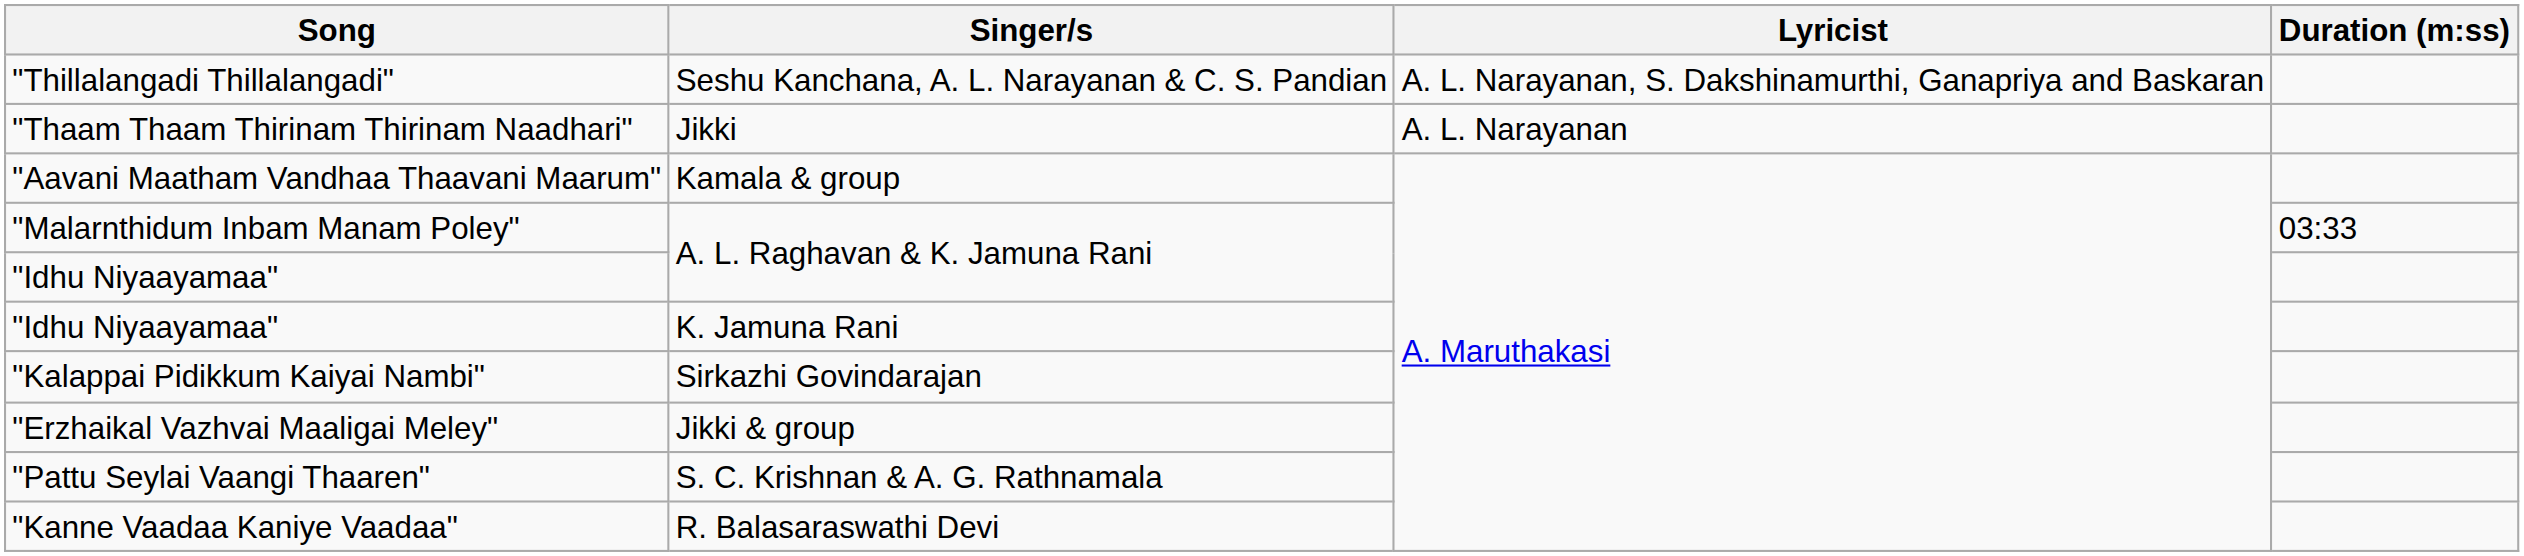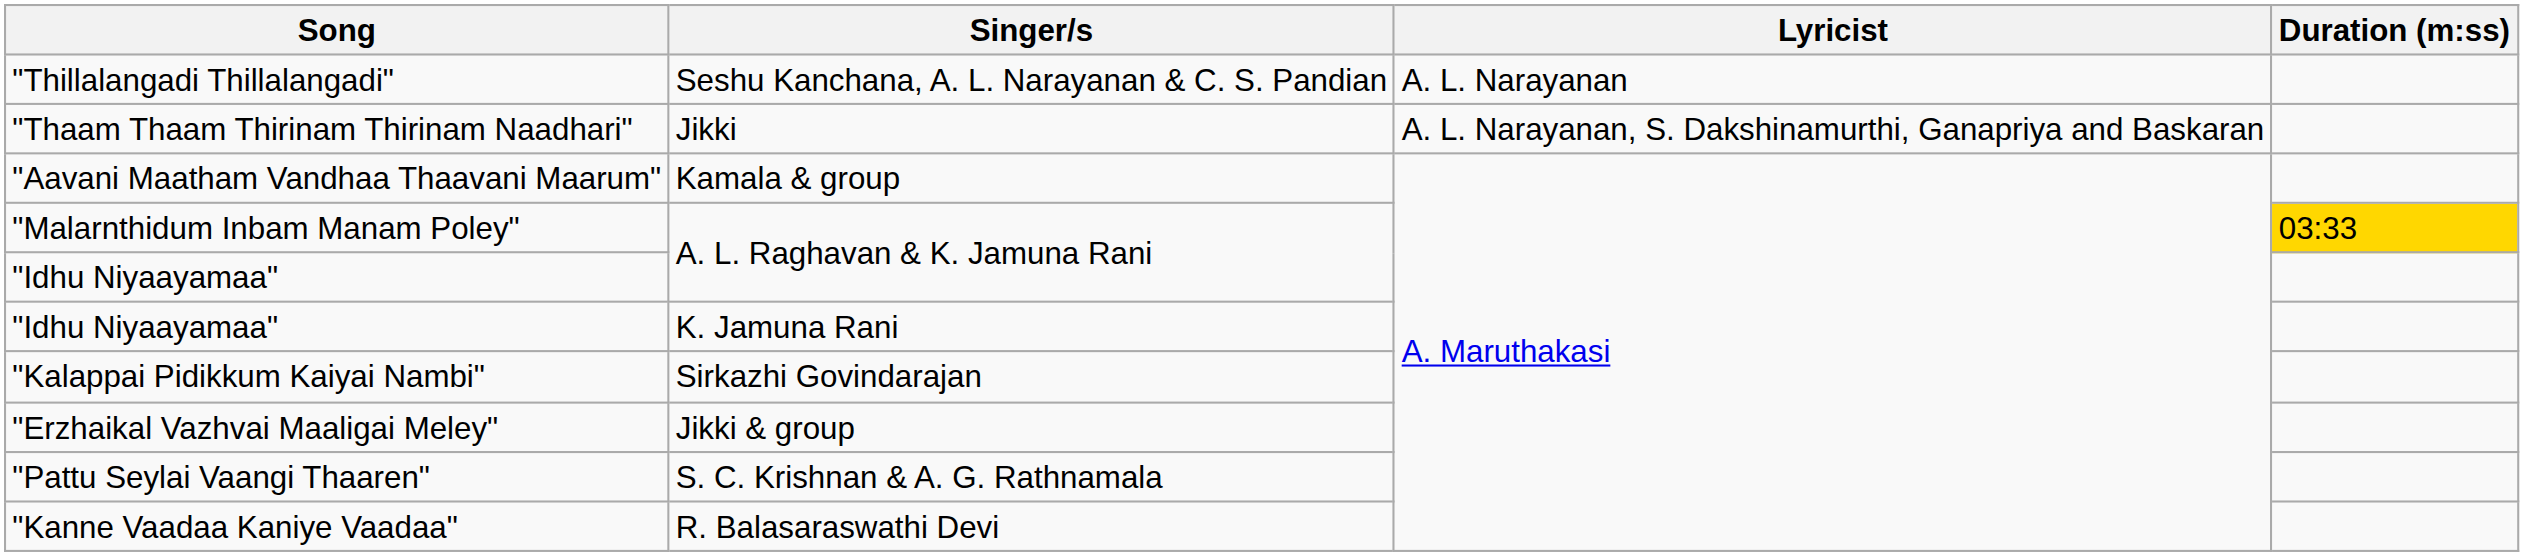(1833, 80) A. L. Narayanan, S. Dakshinamurthi, Ganapriya and Baskaran -> (1515, 80) A. L. Narayanan
(1515, 129) A. L. Narayanan -> (1833, 129) A. L. Narayanan, S. Dakshinamurthi, Ganapriya and Baskaran
(2318, 228) no background -> (2318, 228) gold background
